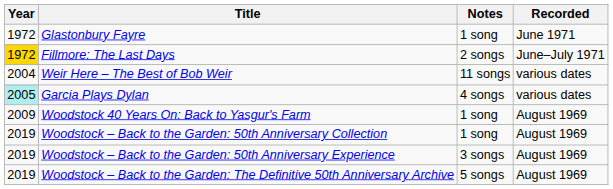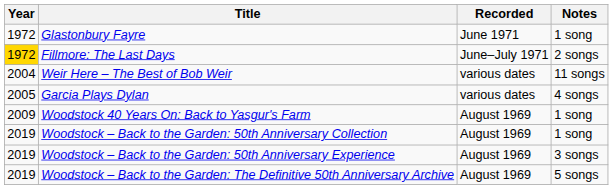columns swapped: (560, 14) <-> (485, 14)
(21, 94) paleturquoise background -> (21, 94) no background
